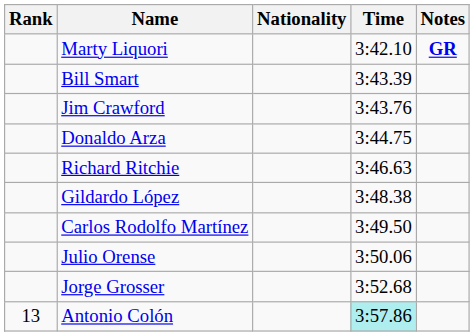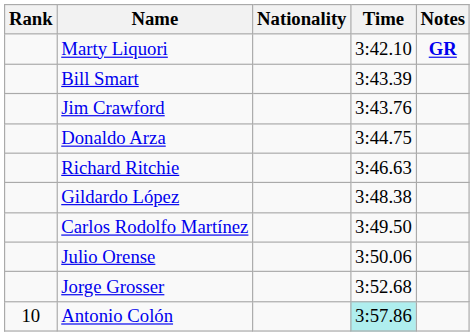(31, 316) 13 -> (31, 316) 10
